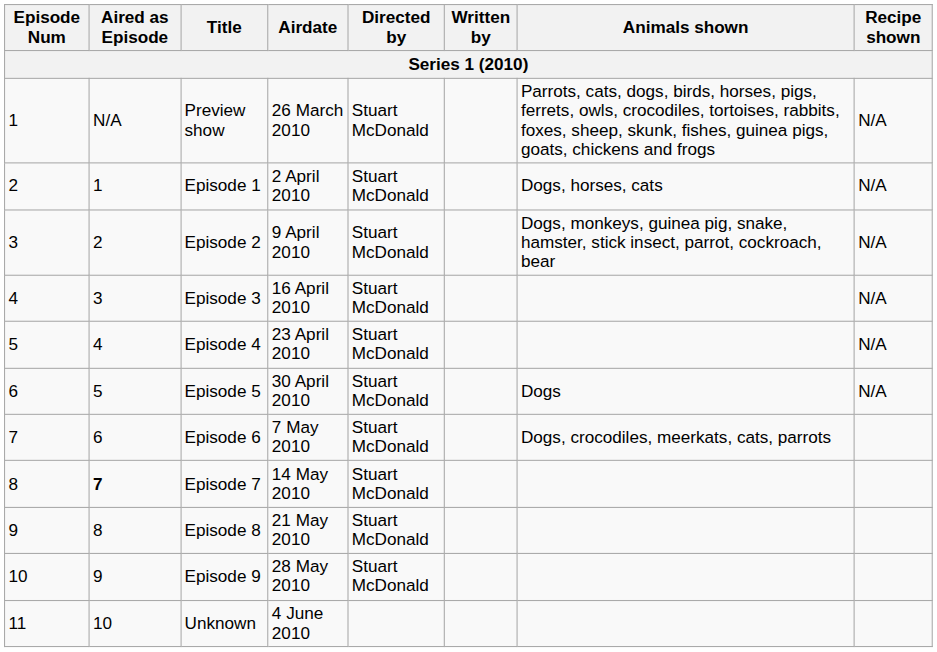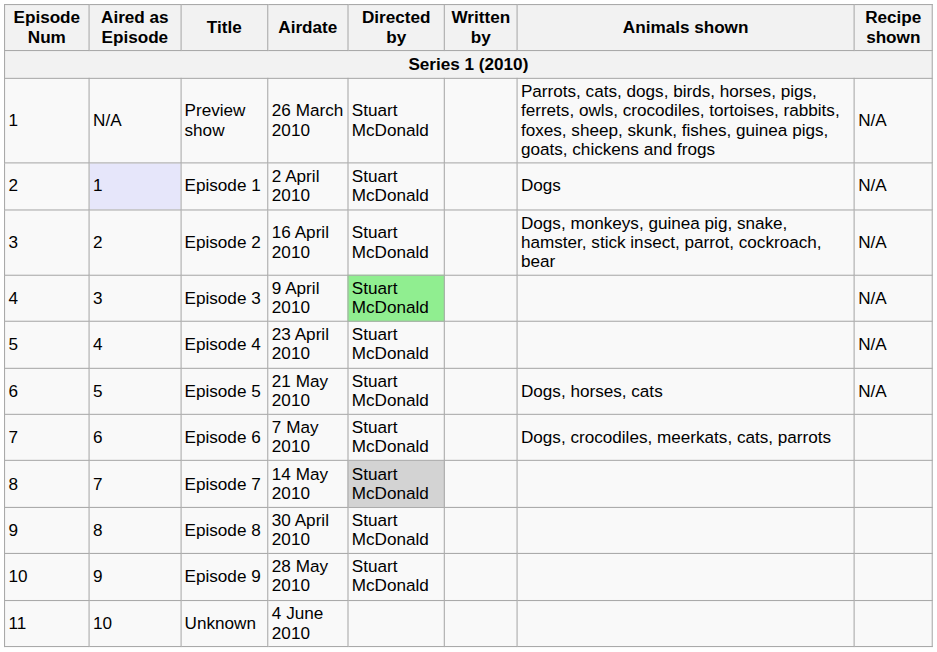(98, 186) no background -> (98, 186) lavender background
(592, 186) Dogs, horses, cats -> (541, 186) Dogs
(296, 242) 9 April 2010 -> (300, 242) 16 April 2010
(300, 298) 16 April 2010 -> (296, 298) 9 April 2010
(390, 298) no background -> (390, 298) lightgreen background
(300, 391) 30 April 2010 -> (300, 391) 21 May 2010
(541, 391) Dogs -> (592, 391) Dogs, horses, cats
(98, 483) bold -> (98, 483) normal
(390, 483) no background -> (390, 483) lightgrey background
(300, 530) 21 May 2010 -> (300, 530) 30 April 2010
